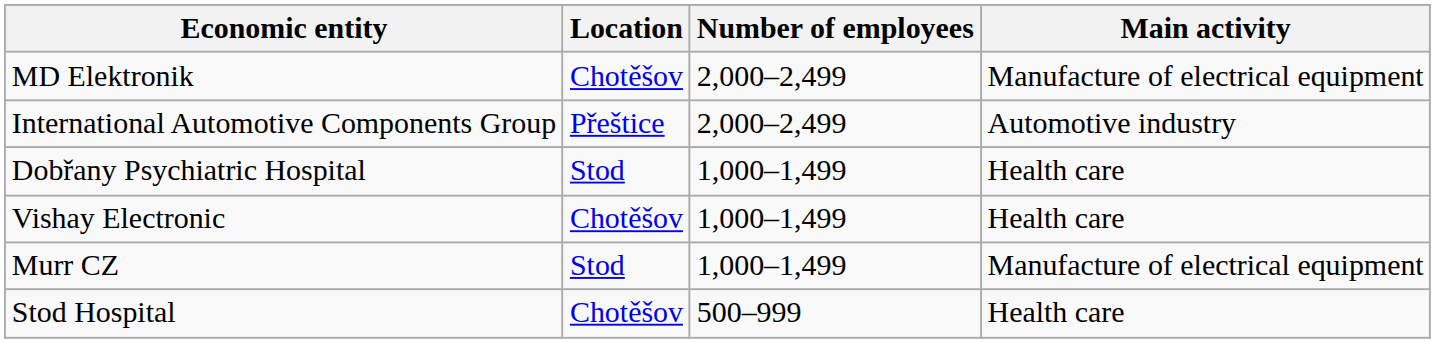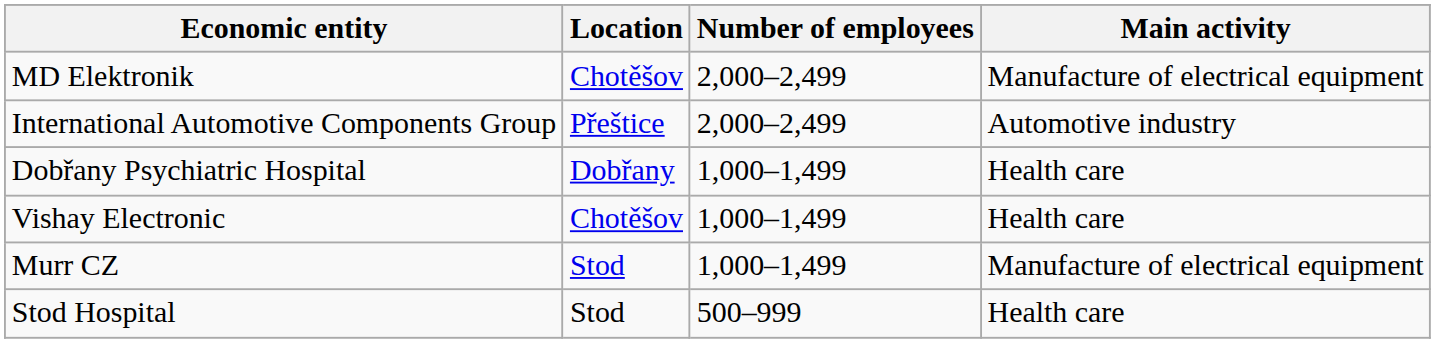(597, 170) Stod -> (622, 170) Dobřany
(626, 312) Chotěšov -> (597, 312) Stod
